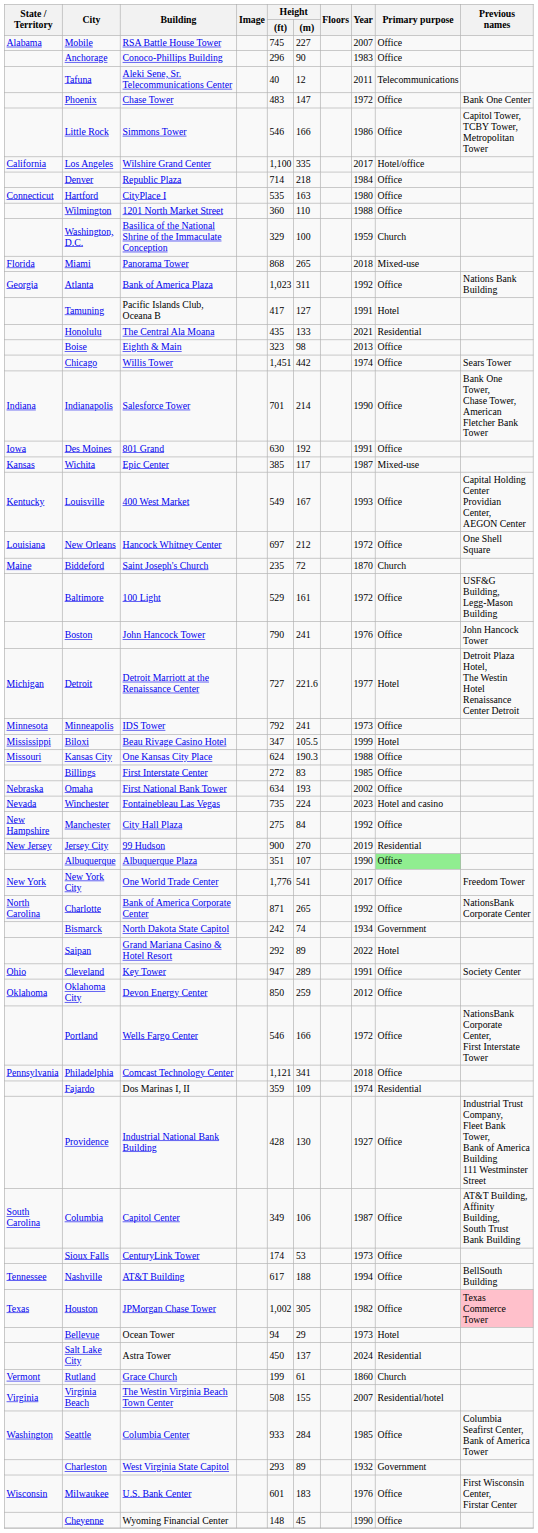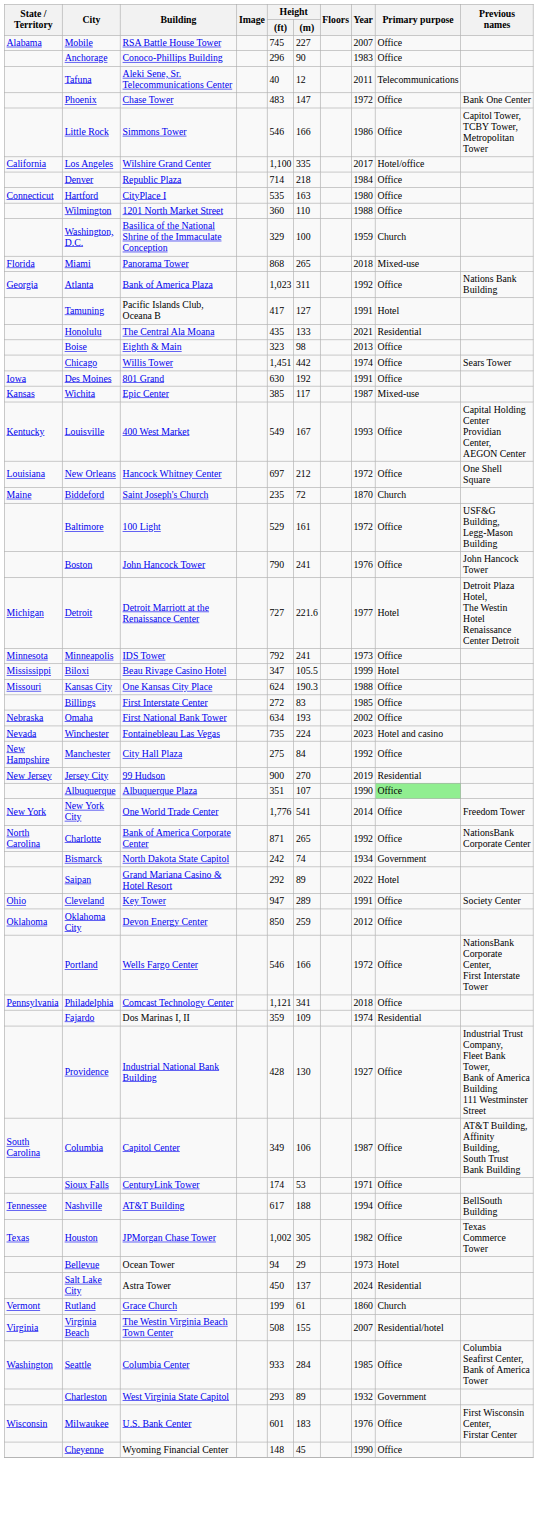- row: (89, 406)
(363, 882) 2017 -> (363, 812) 2014
(363, 1255) 1973 -> (363, 1185) 1971
(485, 1308) pink background -> (485, 1238) no background
